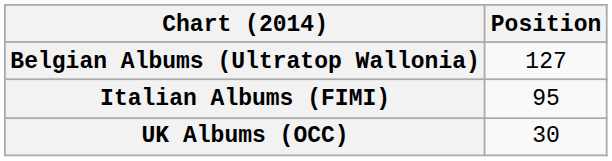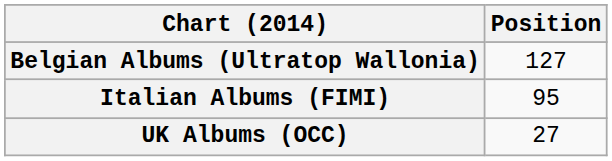(546, 136) 30 -> (546, 136) 27
